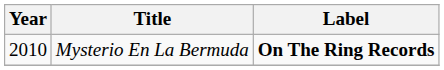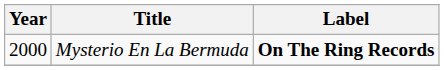(28, 49) 2010 -> (28, 49) 2000
